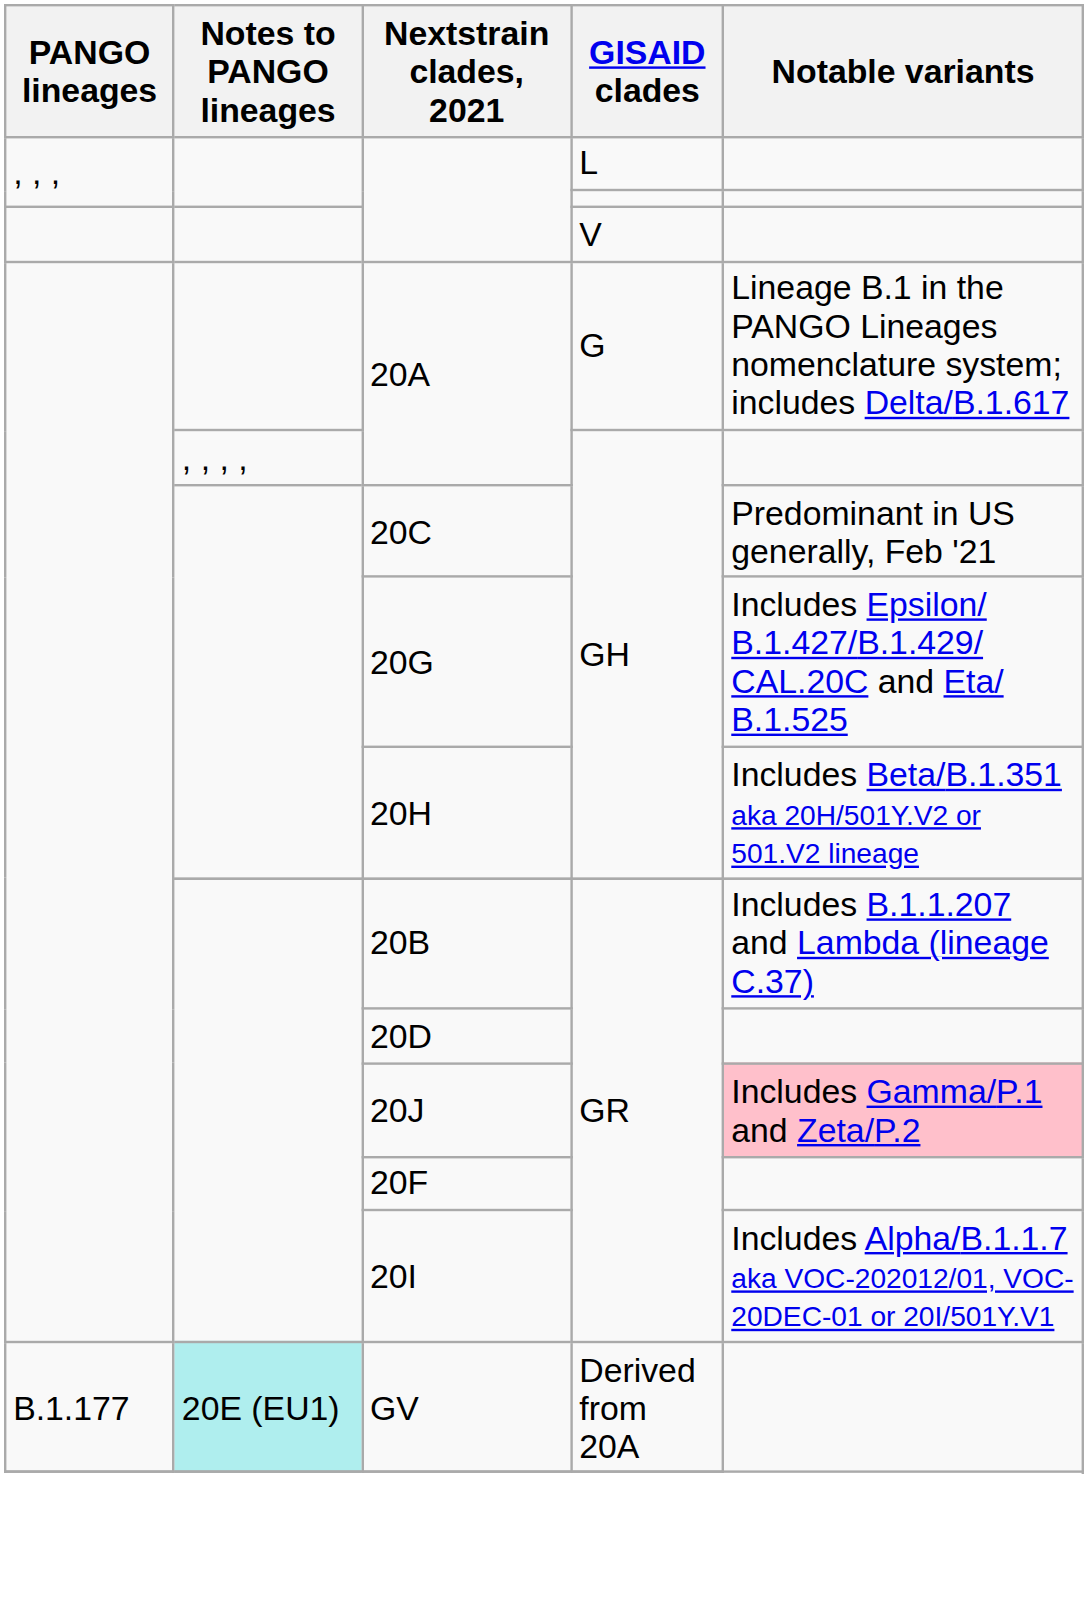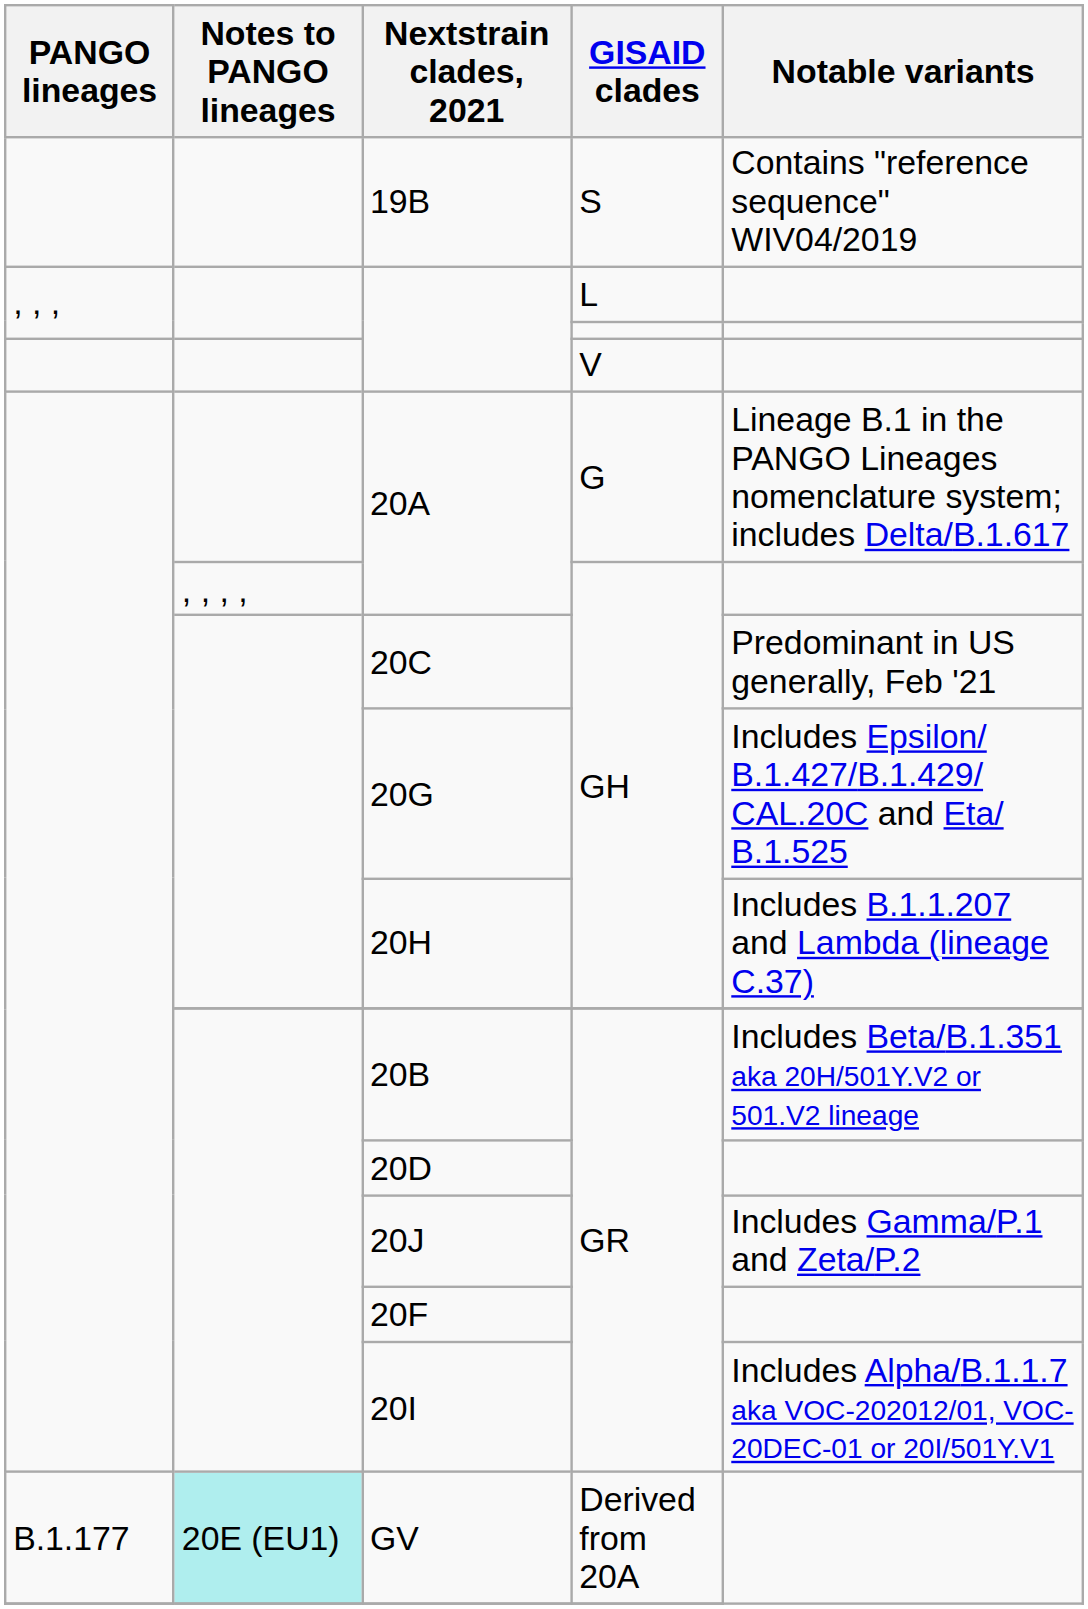+ row: (400, 202)
(897, 812) Includes Beta/B.1.351 aka 20H/501Y.V2 or 501.V2 lineage -> (890, 944) Includes B.1.1.207 and Lambda (lineage C.37)
(890, 944) Includes B.1.1.207 and Lambda (lineage C.37) -> (897, 1075) Includes Beta/B.1.351 aka 20H/501Y.V2 or 501.V2 lineage
(887, 1110) pink background -> (887, 1241) no background
